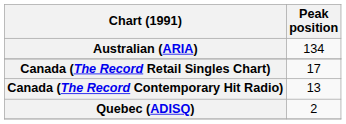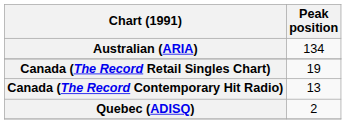(314, 68) 17 -> (314, 68) 19
